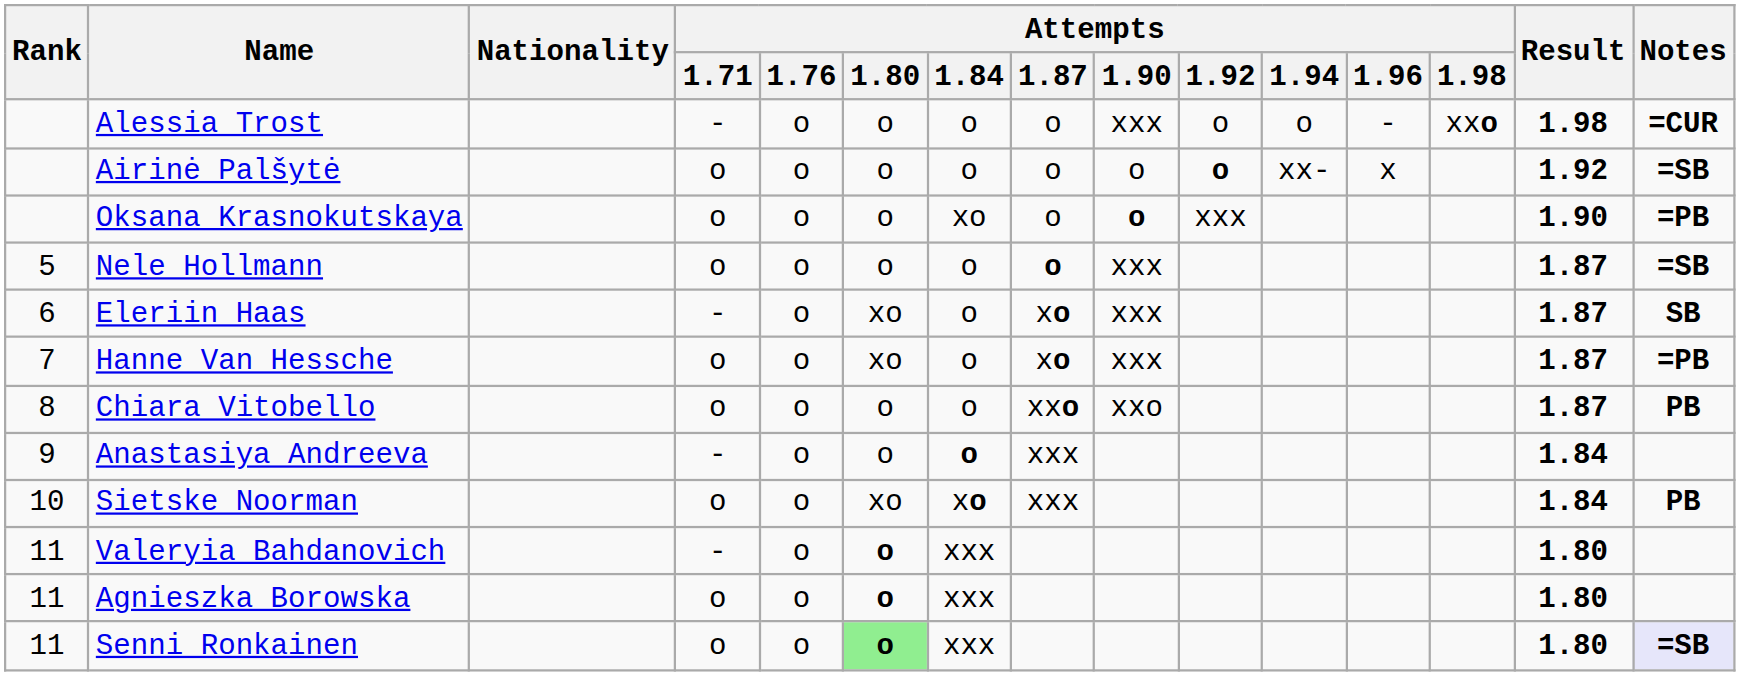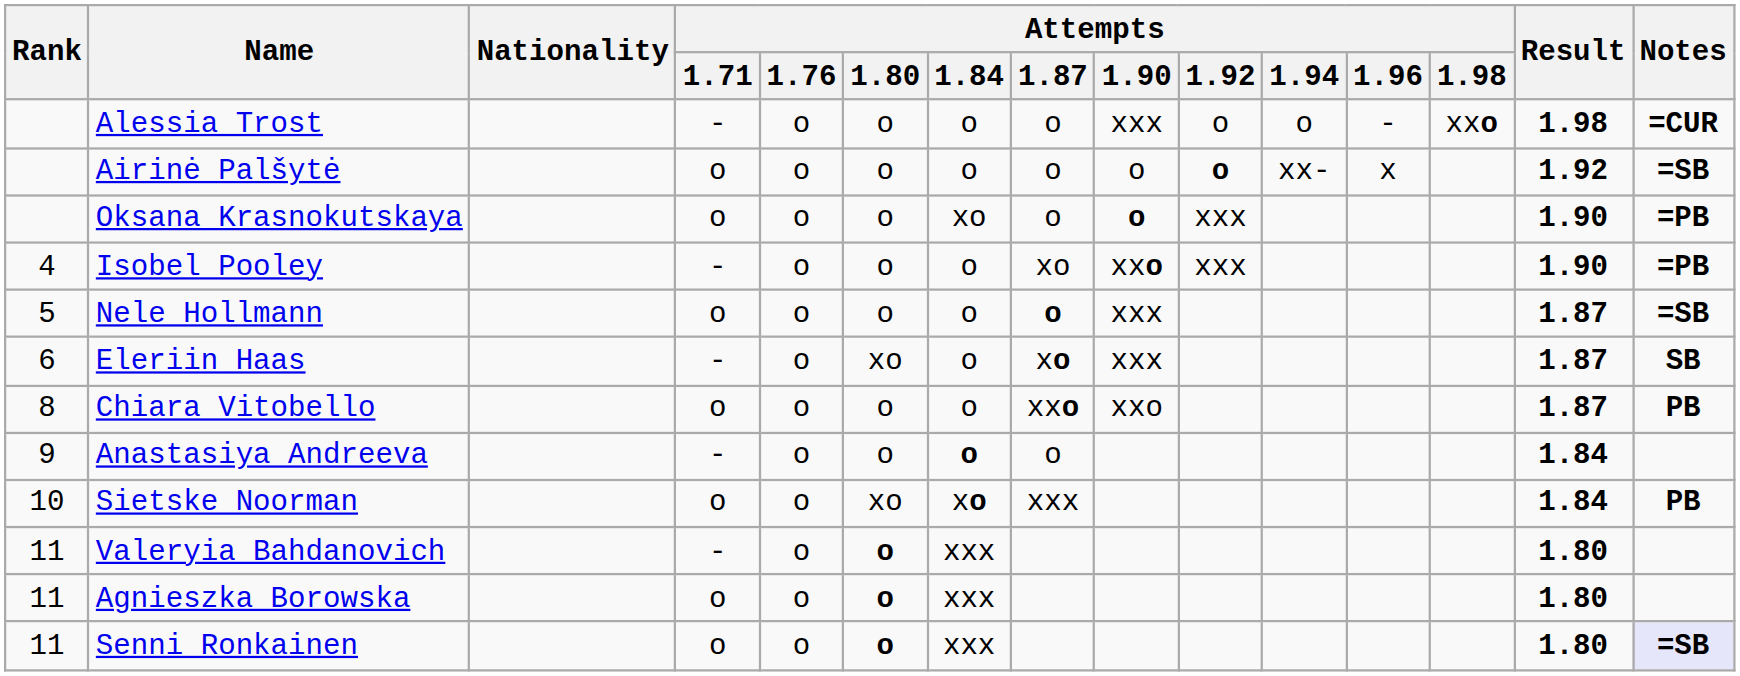+ row: (209, 266)
- row: (244, 361)
(1053, 456) xxx -> (1053, 456) o
(885, 646) lightgreen background -> (885, 646) no background
